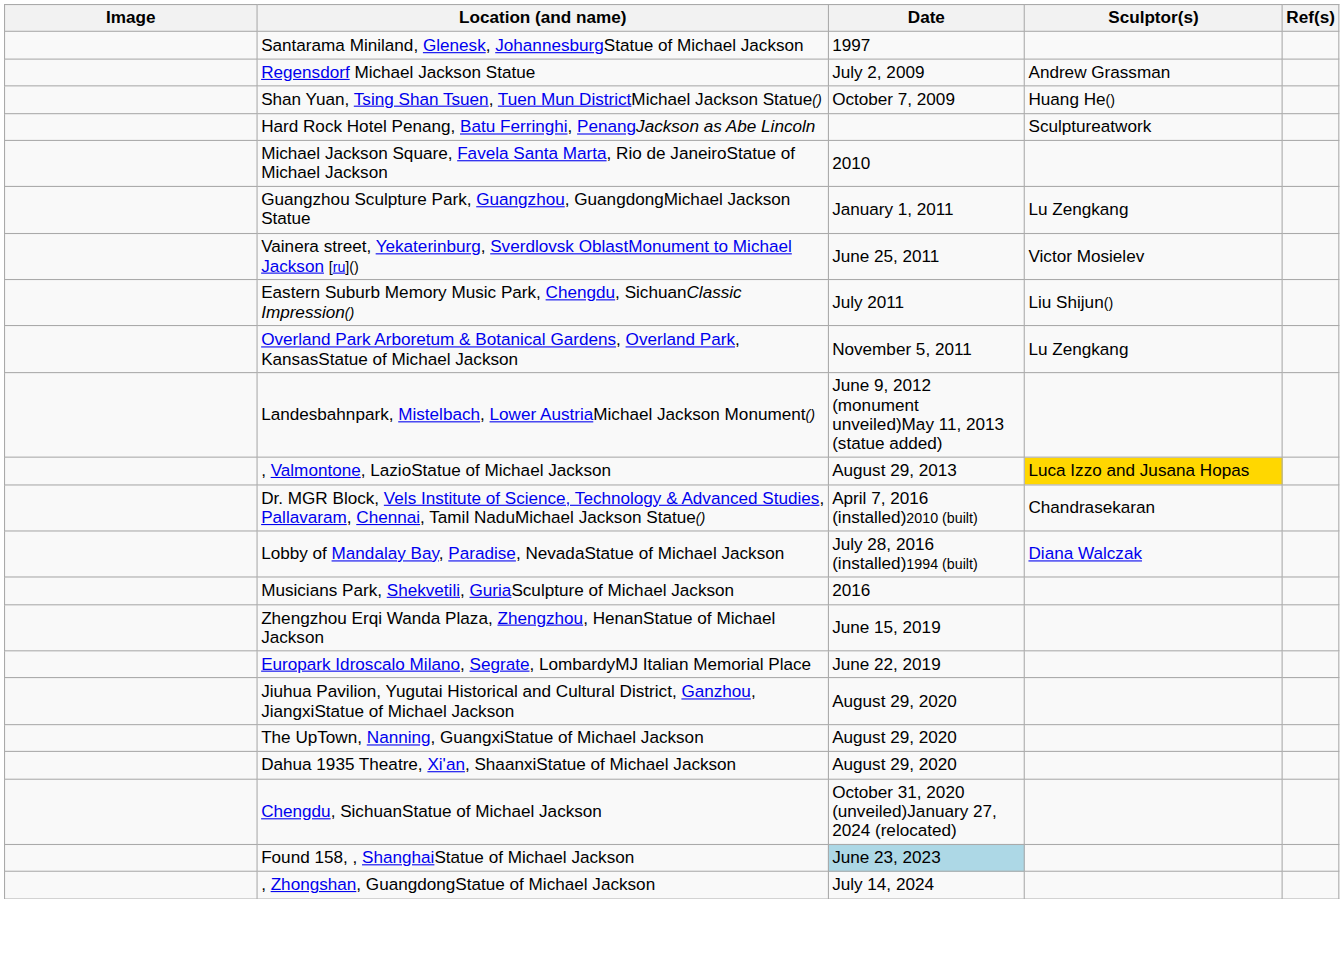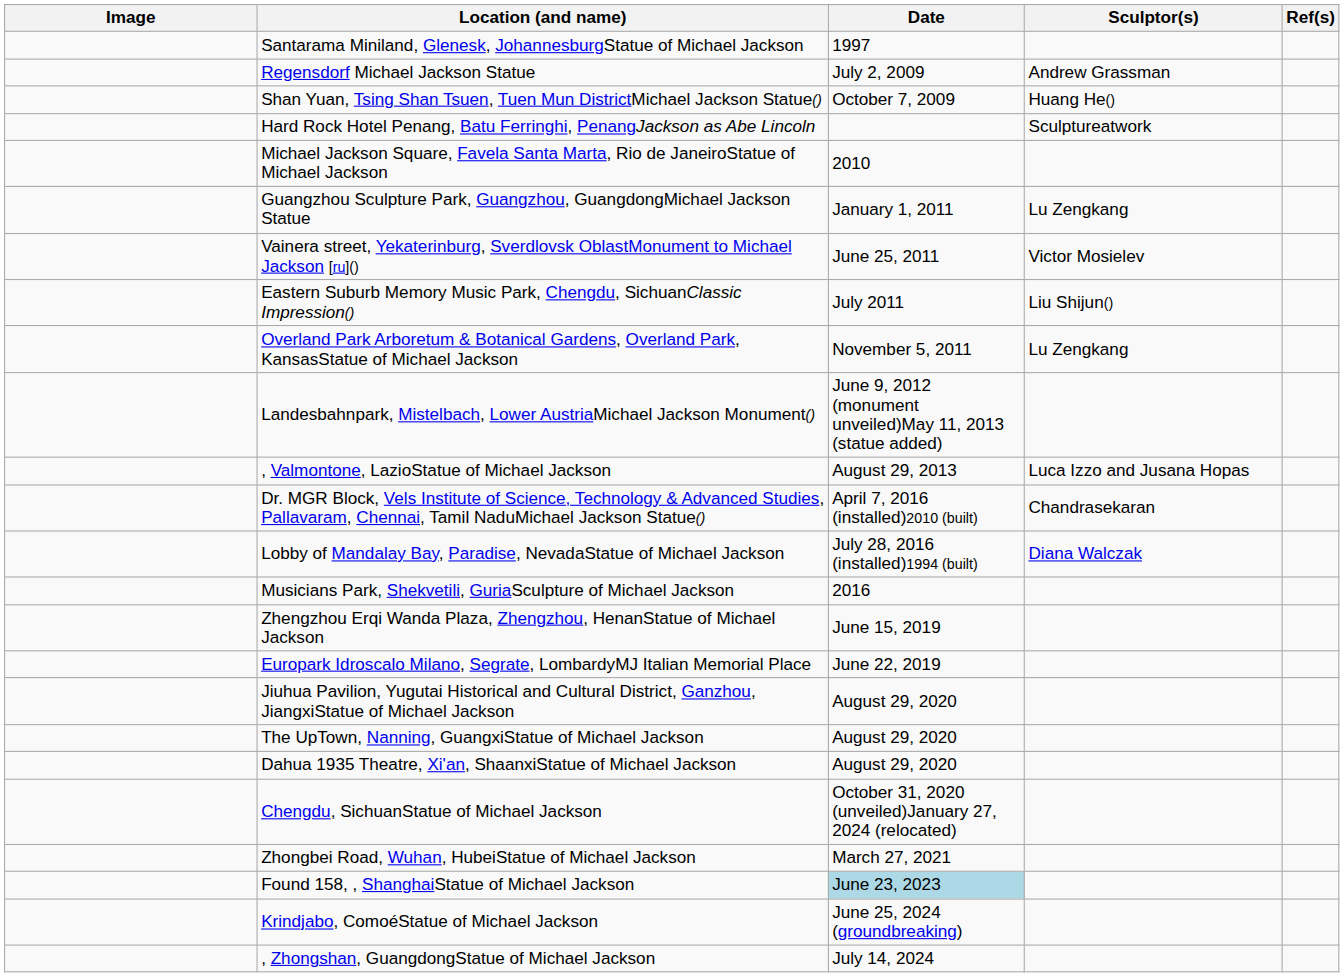(1139, 470) gold background -> (1139, 470) no background
+ row: (478, 857)
+ row: (430, 921)
